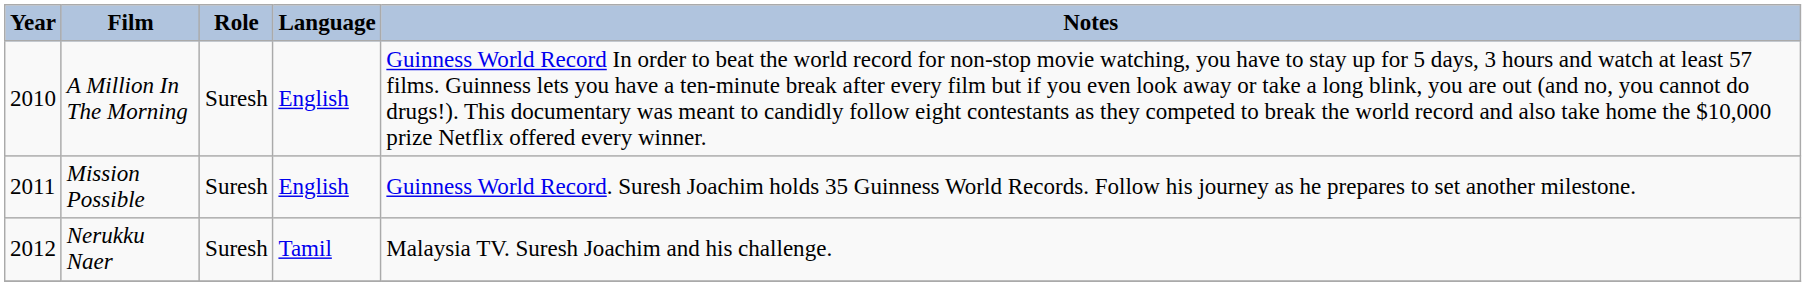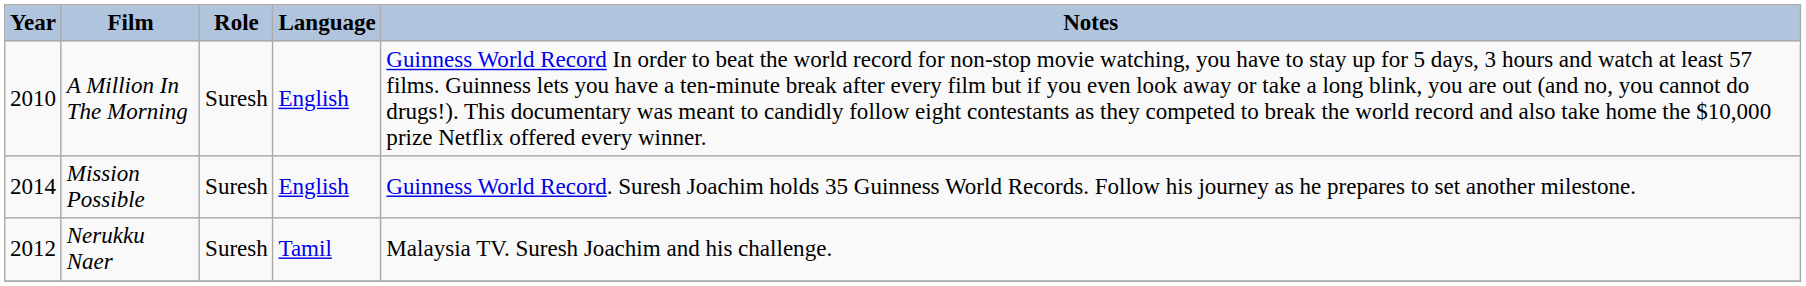(33, 186) 2011 -> (33, 186) 2014
